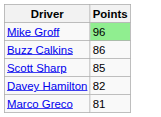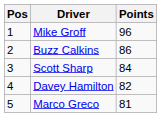+ column: (17, 14)
(99, 32) lightgreen background -> (125, 32) no background
(99, 68) 85 -> (125, 68) 84
